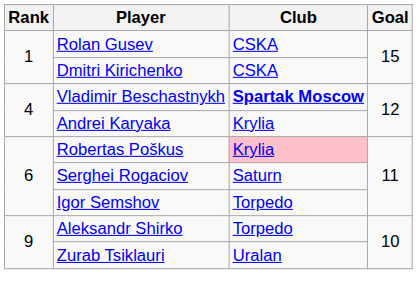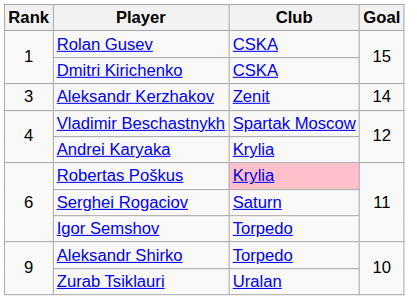+ row: (135, 96)
(298, 96) bold -> (294, 123) normal
